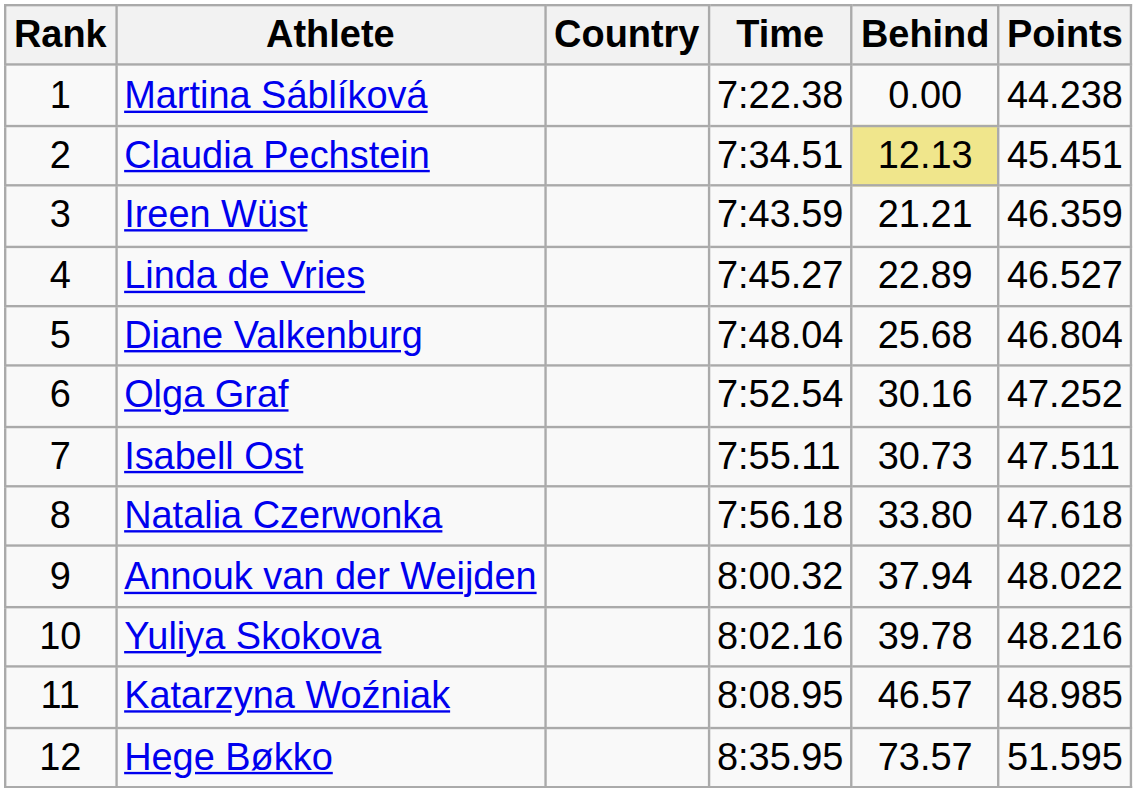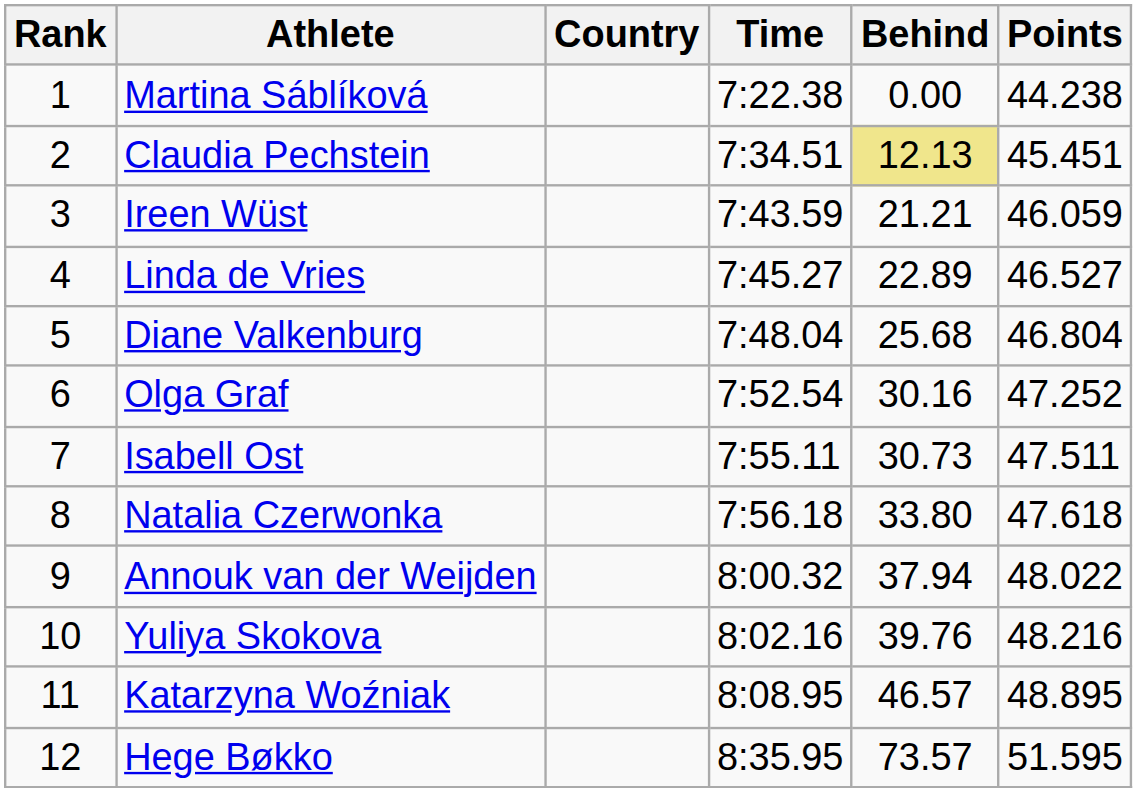(1065, 214) 46.359 -> (1065, 214) 46.059
(925, 635) 39.78 -> (925, 635) 39.76
(1065, 696) 48.985 -> (1065, 696) 48.895
